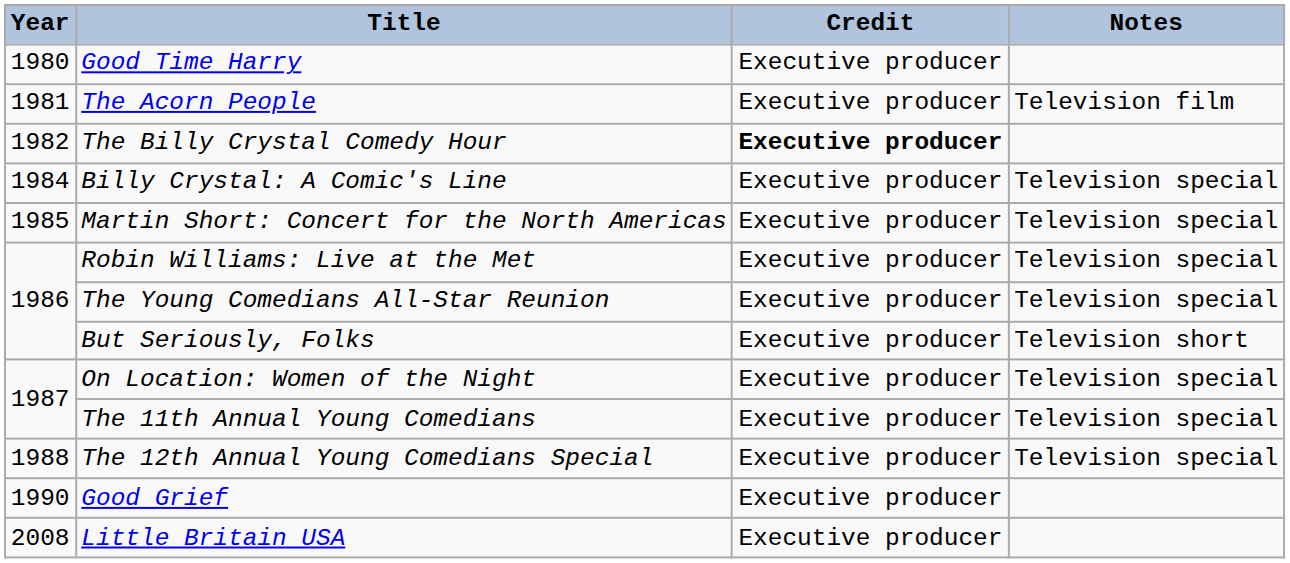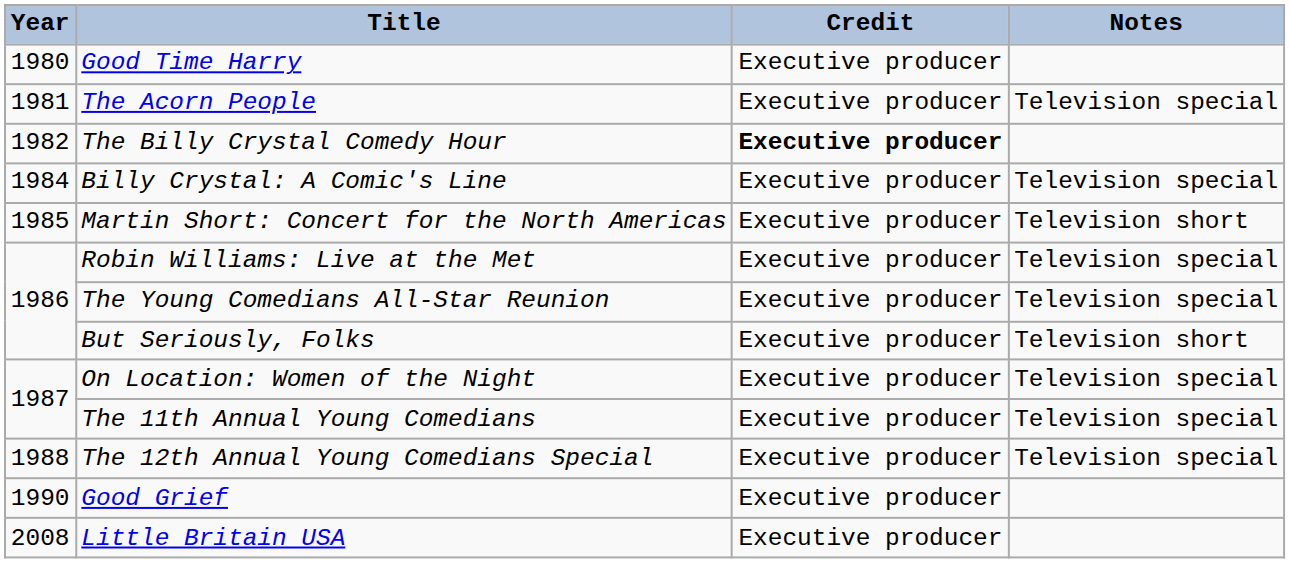(1124, 104) Television film -> (1146, 104) Television special
(1146, 222) Television special -> (1132, 222) Television short
